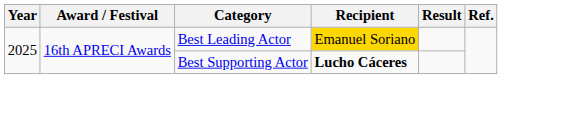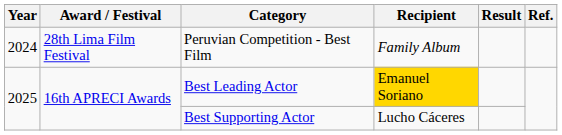+ row: (267, 47)
(361, 62) bold -> (421, 118) normal
